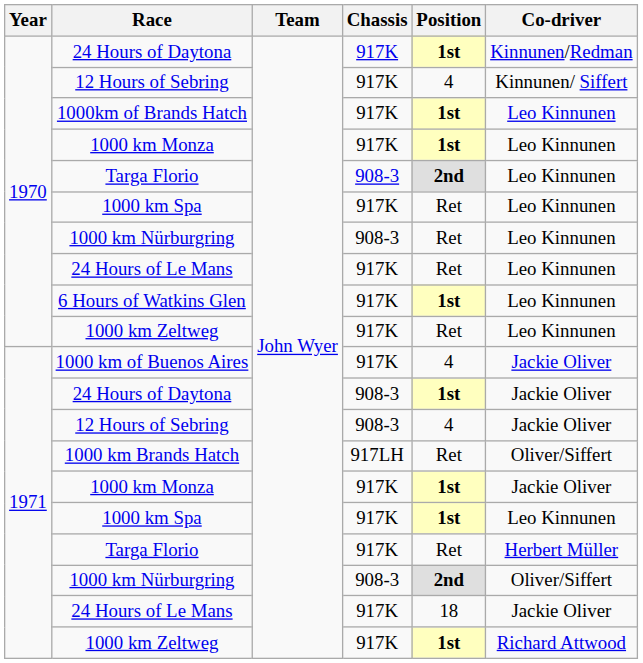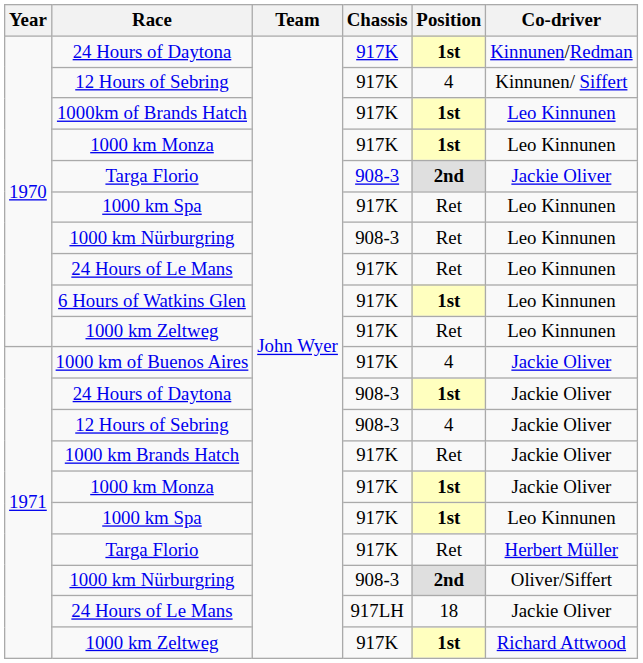(561, 176) Leo Kinnunen -> (561, 176) Jackie Oliver
(377, 456) 917LH -> (377, 456) 917K
(561, 456) Oliver/Siffert -> (561, 456) Jackie Oliver
(377, 611) 917K -> (377, 611) 917LH
